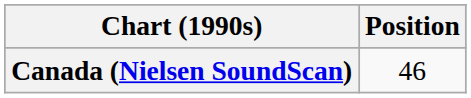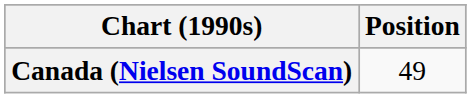(412, 69) 46 -> (412, 69) 49
